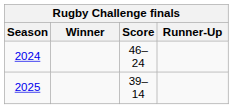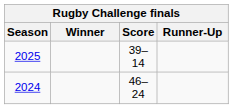rows swapped: (28, 56) <-> (28, 87)
